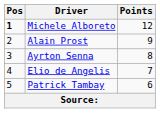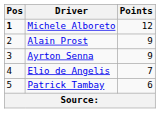(150, 56) 8 -> (150, 56) 9
